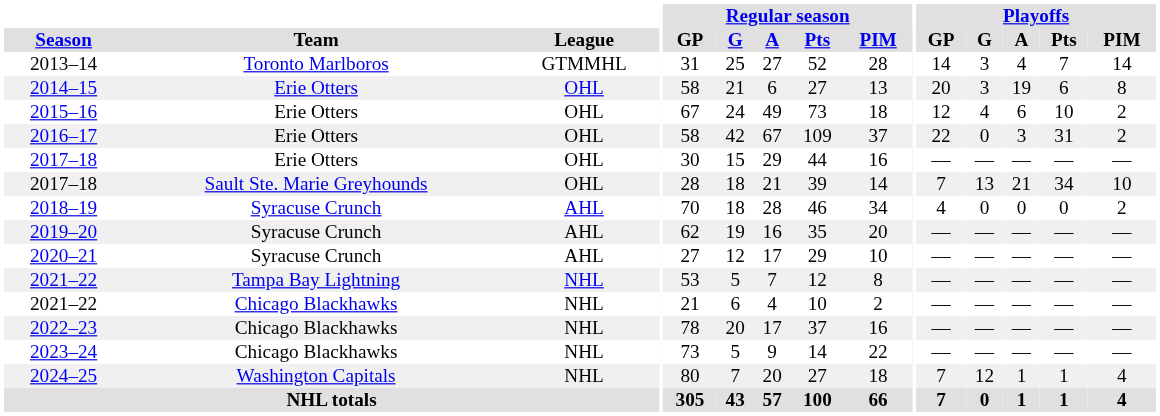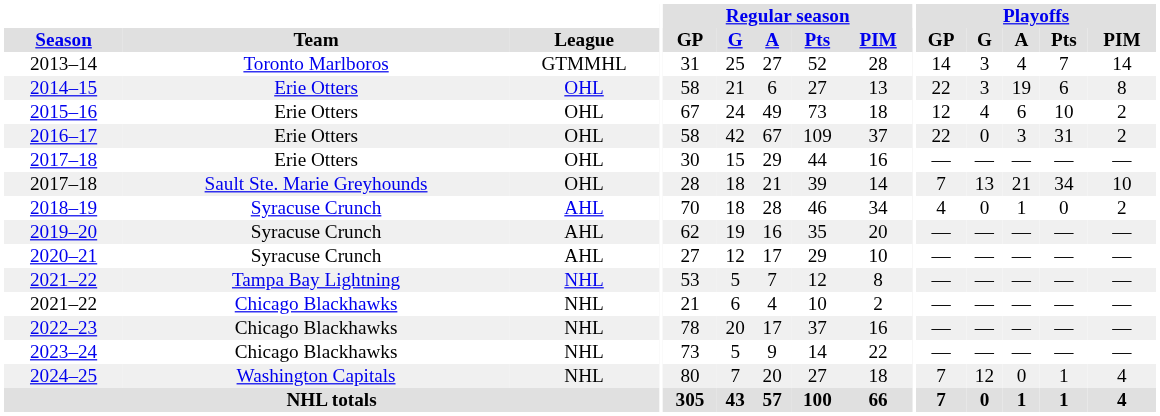(941, 87) 20 -> (941, 87) 22
(1021, 207) 0 -> (1021, 207) 1
(1021, 375) 1 -> (1021, 375) 0
